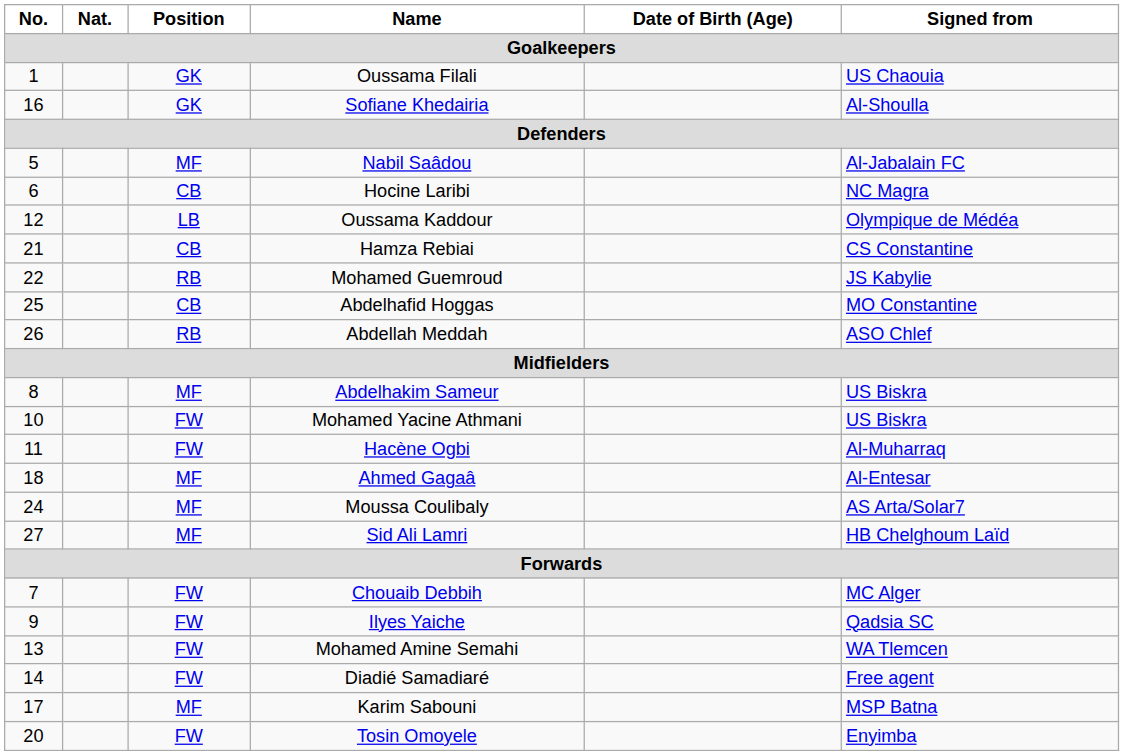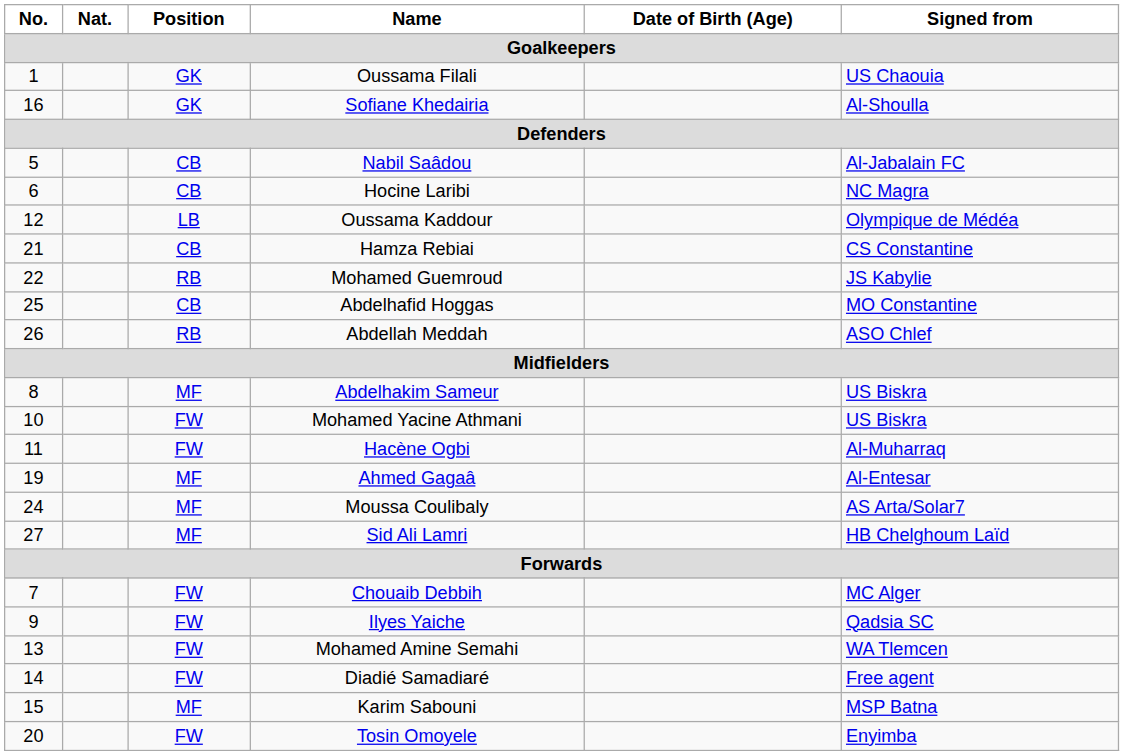(189, 163) MF -> (189, 163) CB
(33, 478) 18 -> (33, 478) 19
(33, 707) 17 -> (33, 707) 15
